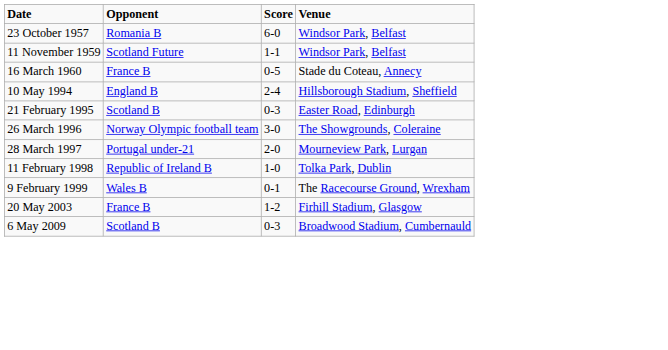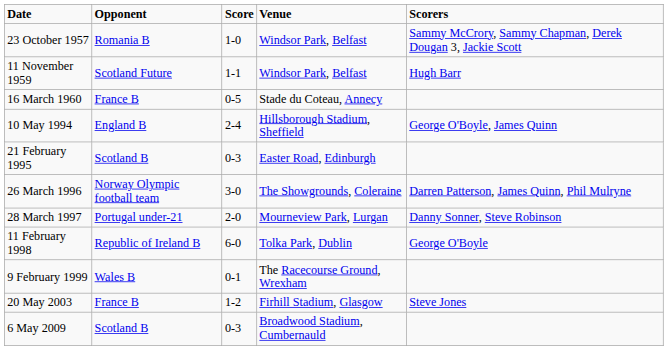+ column: (429, 14)
(272, 33) 6-0 -> (233, 40) 1-0
(272, 168) 1-0 -> (233, 243) 6-0
